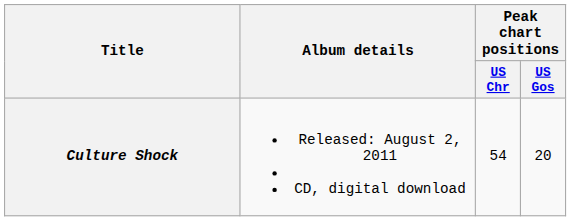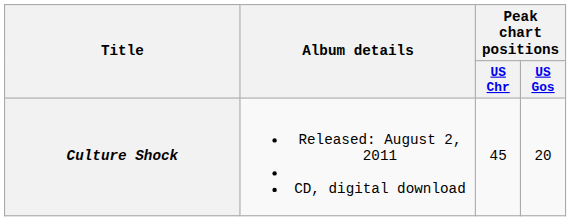(498, 157) 54 -> (498, 157) 45
